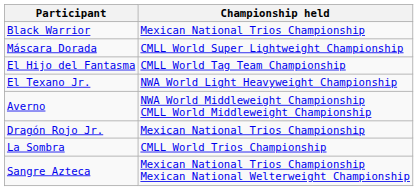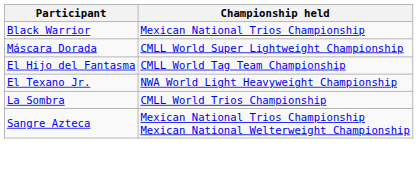- row: (26, 106)
- row: (55, 130)
